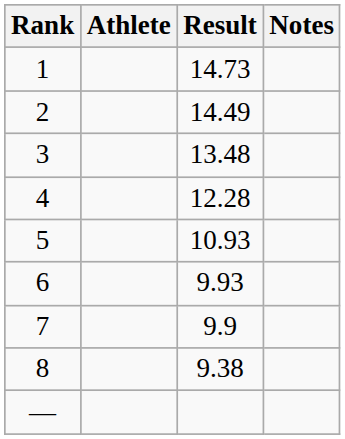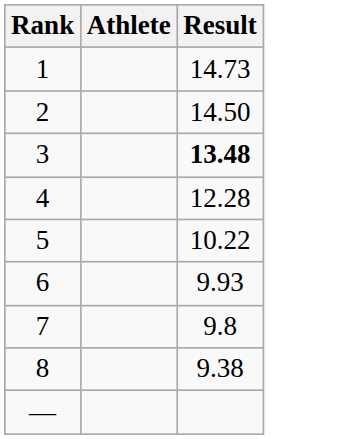- column: (302, 25)
(220, 111) 14.49 -> (220, 111) 14.50
(220, 154) normal -> (220, 154) bold
(220, 240) 10.93 -> (220, 240) 10.22
(220, 326) 9.9 -> (220, 326) 9.8
